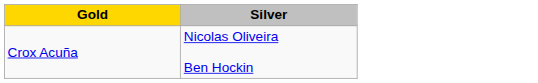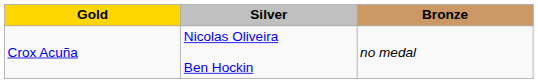+ column: (445, 15)
